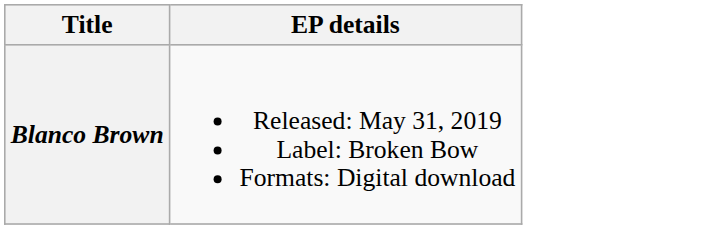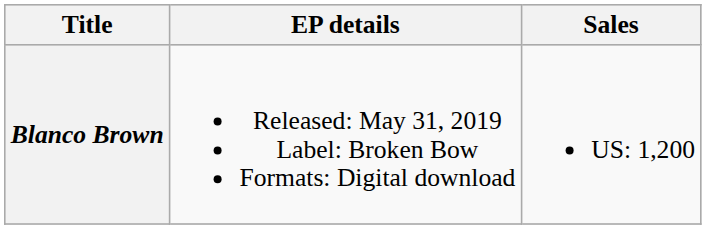+ column: (611, 24)
